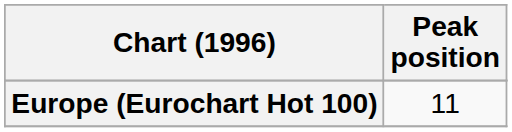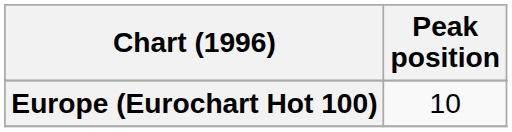(445, 103) 11 -> (445, 103) 10
